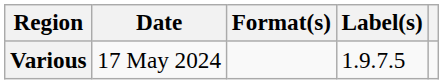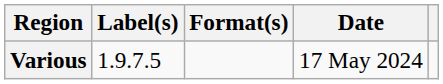columns swapped: (159, 22) <-> (382, 22)
